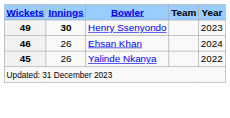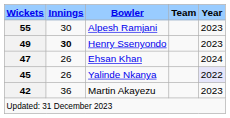+ row: (123, 28)
(25, 44) 46 -> (25, 59) 47
(212, 59) no background -> (212, 75) lavender background
+ row: (122, 91)
